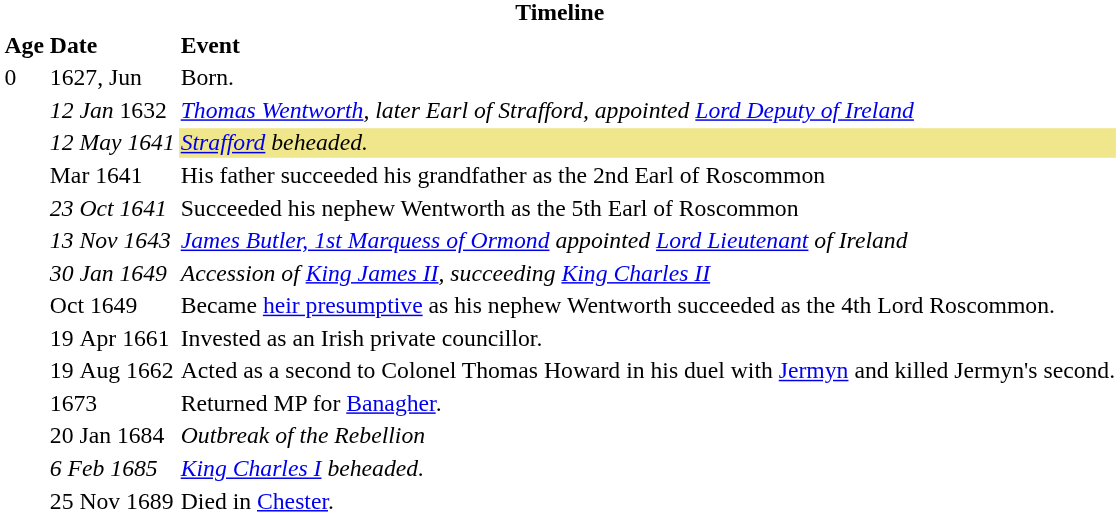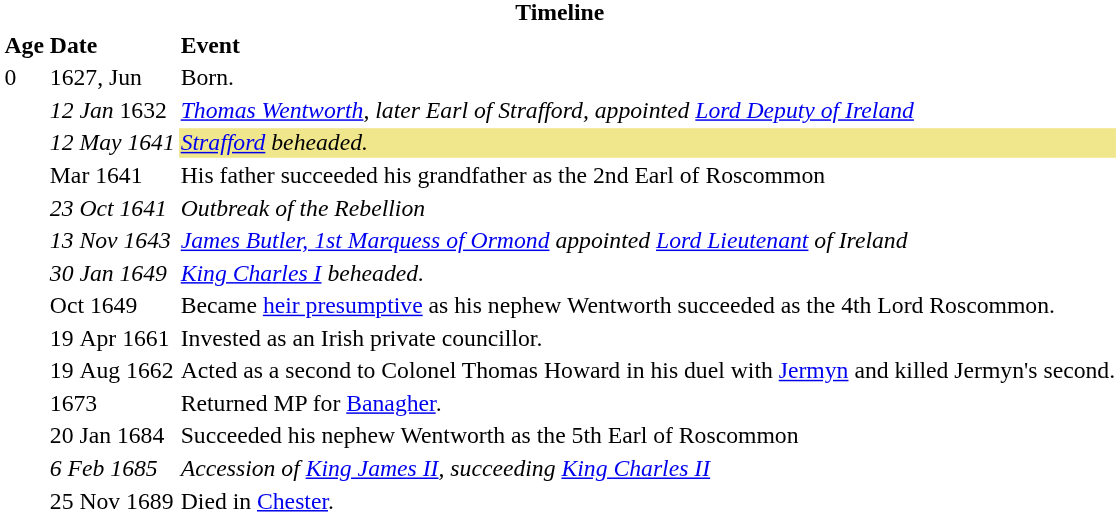(490, 207) Succeeded his nephew Wentworth as the 5th Earl of Roscommon -> (303, 207) Outbreak of the Rebellion
(445, 273) Accession of King James II, succeeding King Charles II -> (302, 273) King Charles I beheaded.
(303, 435) Outbreak of the Rebellion -> (490, 435) Succeeded his nephew Wentworth as the 5th Earl of Roscommon
(302, 468) King Charles I beheaded. -> (445, 468) Accession of King James II, succeeding King Charles II
